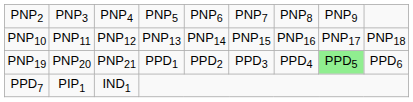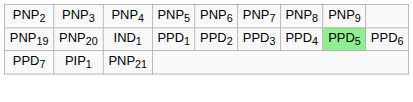- row: (27, 39)
(117, 62) PNP21 -> (128, 39) IND1
(117, 85) IND1 -> (128, 62) PNP21
